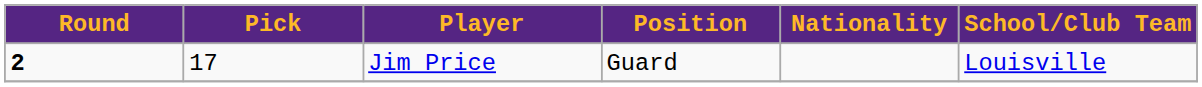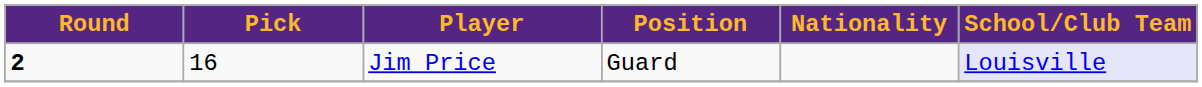(204, 63) 17 -> (204, 63) 16
(1035, 63) no background -> (1035, 63) lavender background
